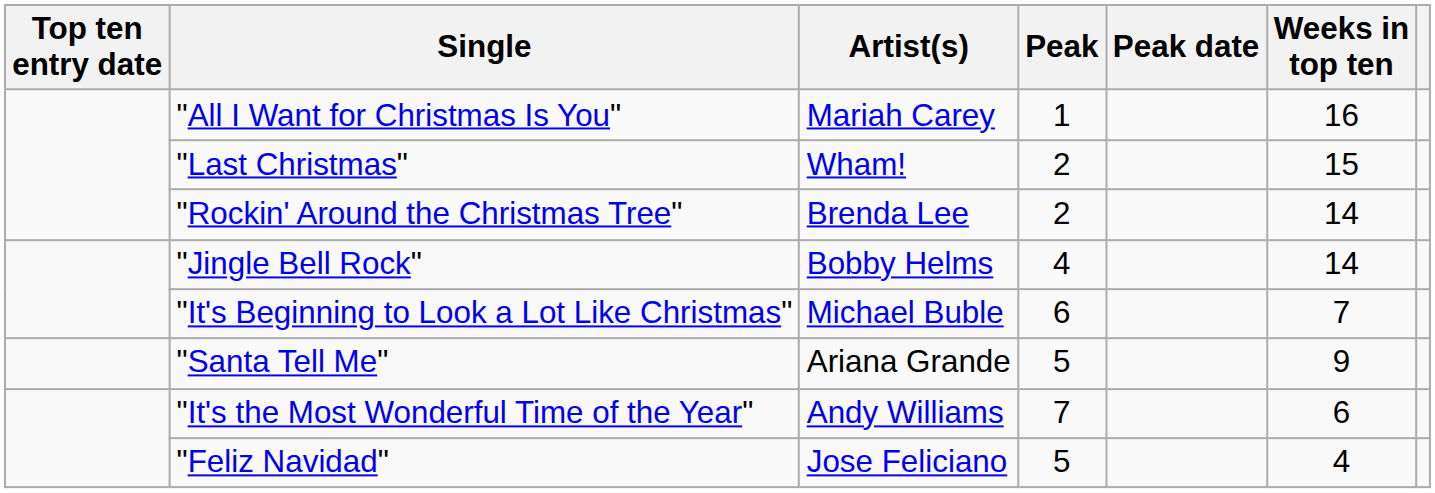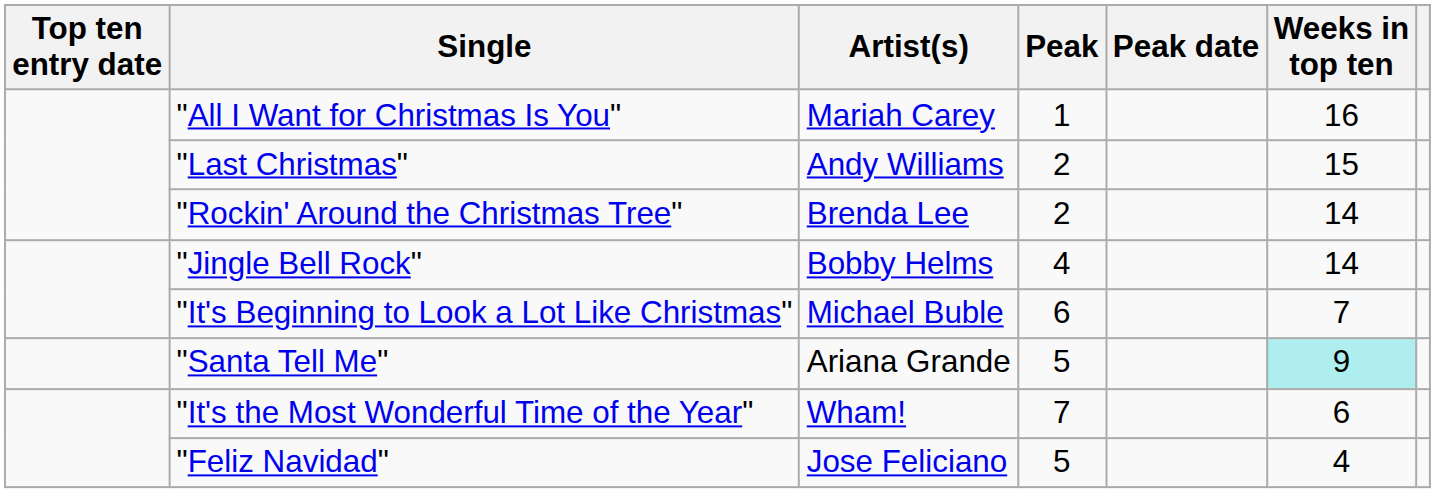(856, 164) Wham! -> (905, 164) Andy Williams
(1341, 363) no background -> (1341, 363) paleturquoise background
(905, 412) Andy Williams -> (856, 412) Wham!
